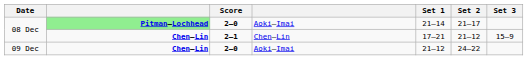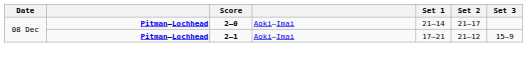(174, 23) lightgreen background -> (174, 23) no background
(190, 35) Chen–Lin -> (174, 35) Pitman–Lochhead
(272, 35) Chen–Lin -> (274, 35) Aoki–Imai
- row: (25, 48)
